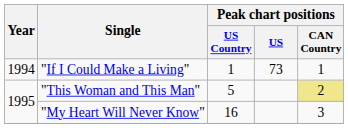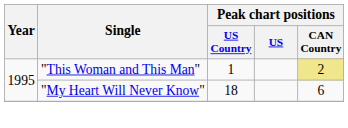- row: (115, 69)
(231, 90) 5 -> (231, 69) 1
(231, 112) 16 -> (231, 90) 18
(321, 112) 3 -> (321, 90) 6
